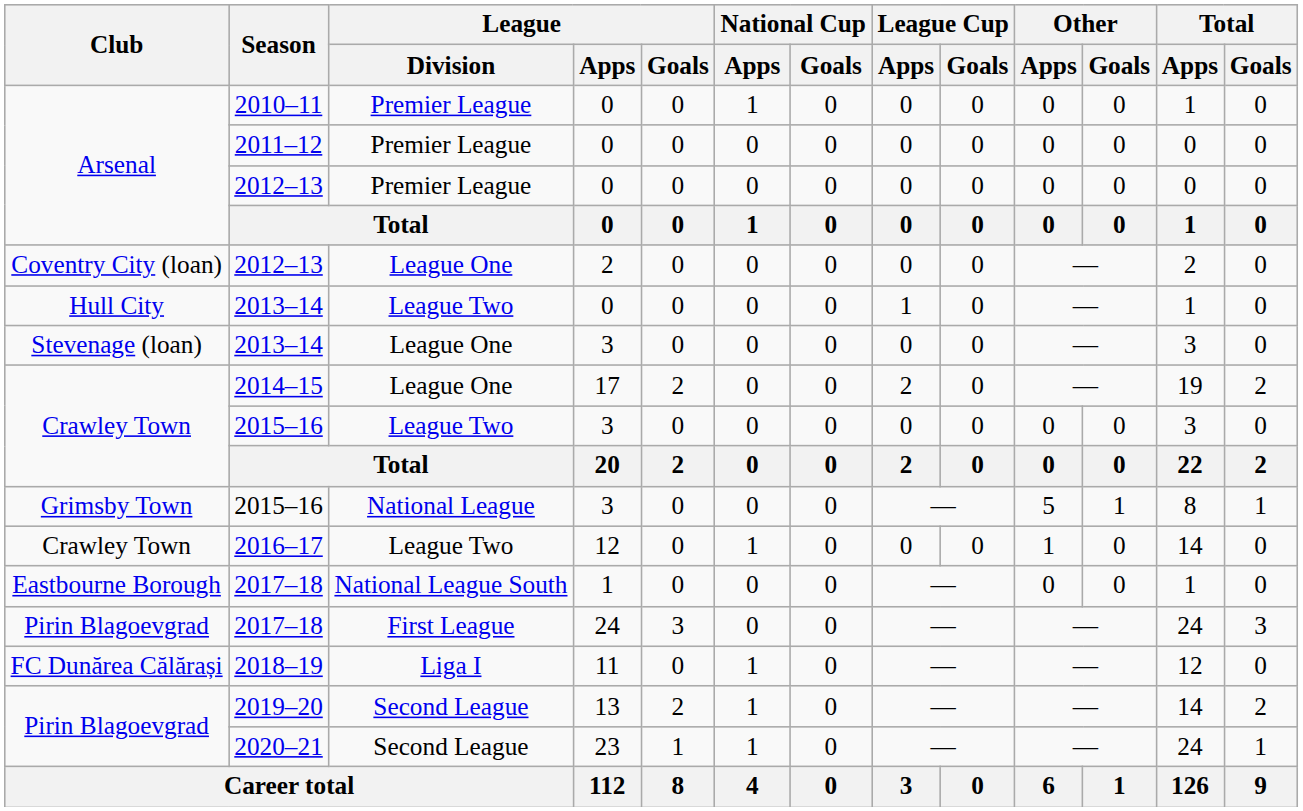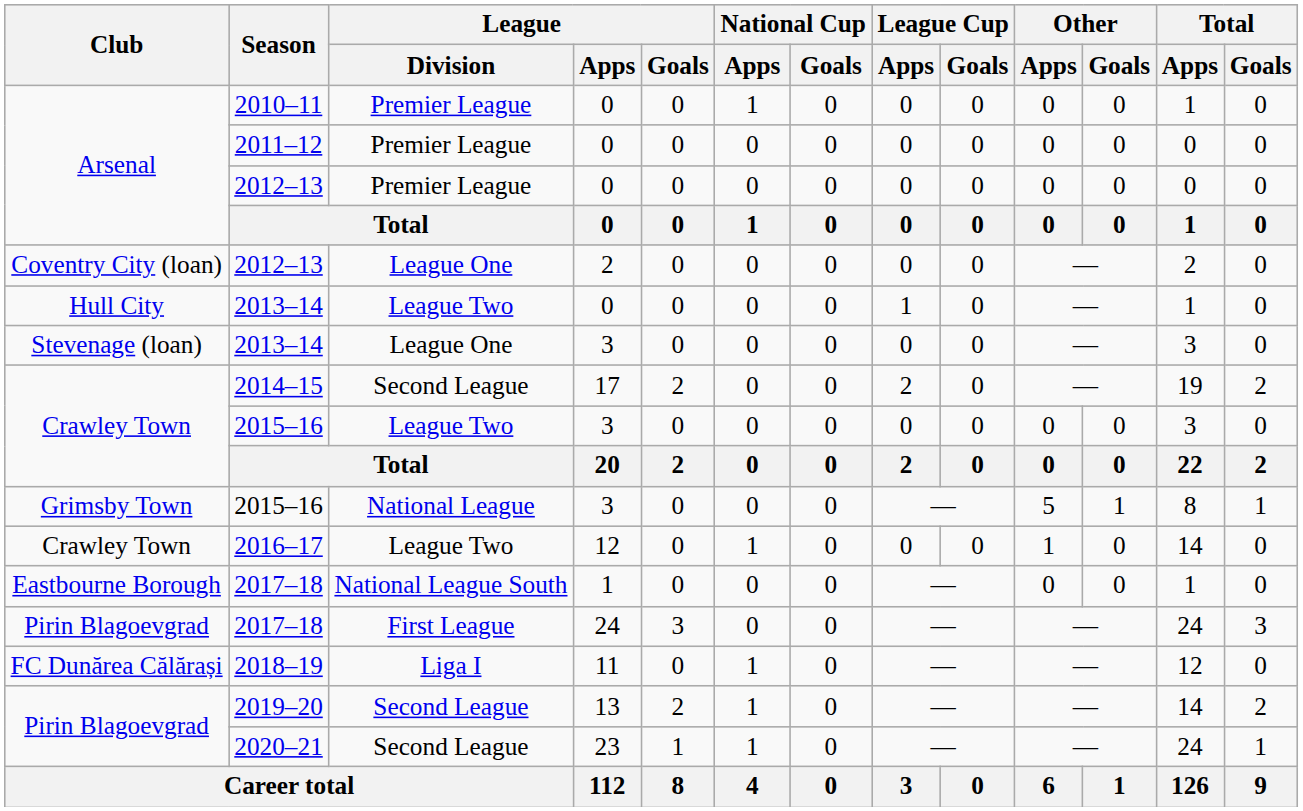(451, 385) League One -> (451, 385) Second League
